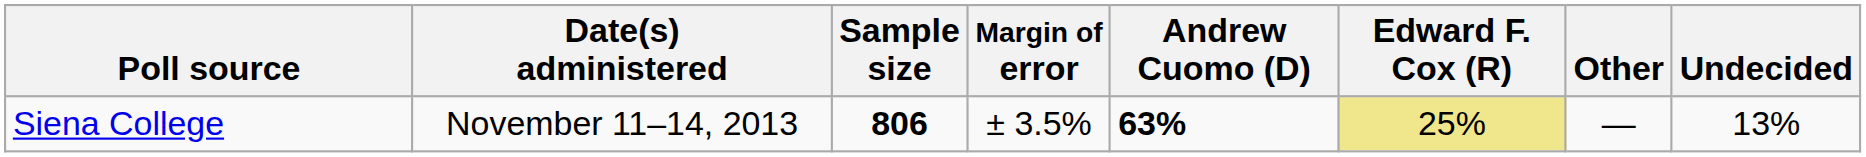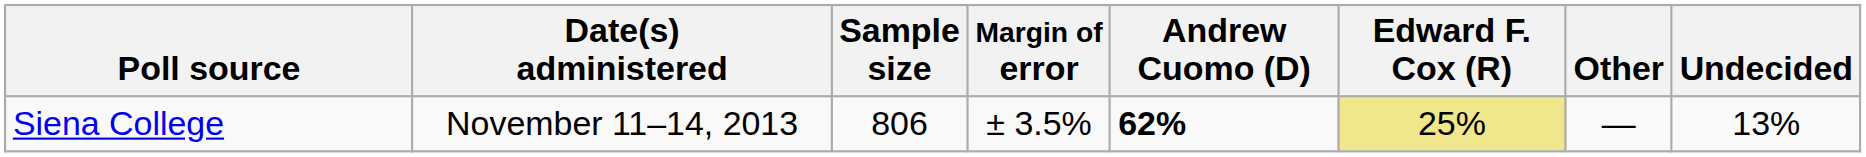(899, 123) bold -> (899, 123) normal
(1152, 123) 63% -> (1152, 123) 62%
